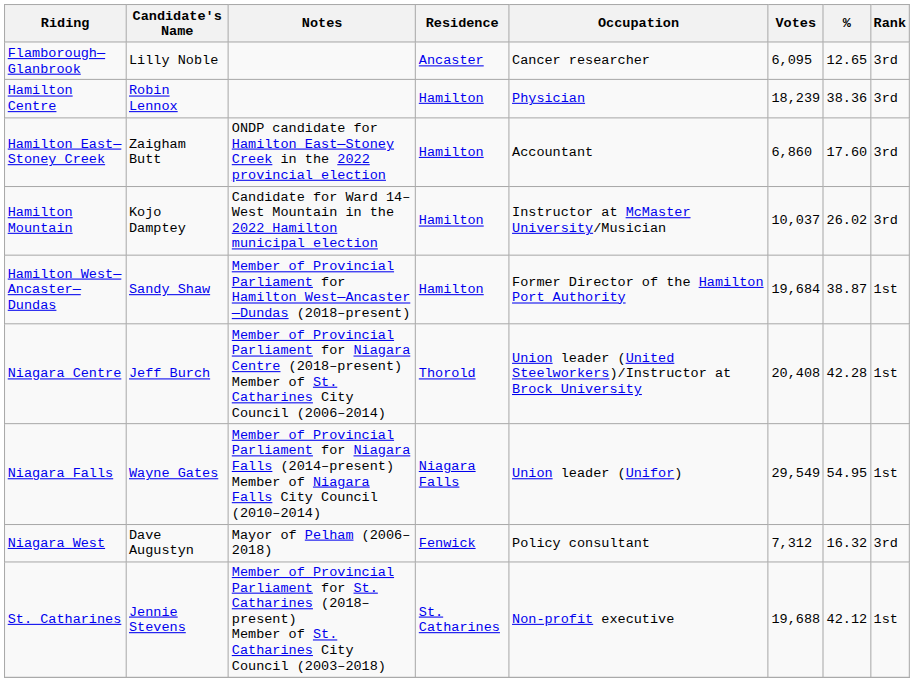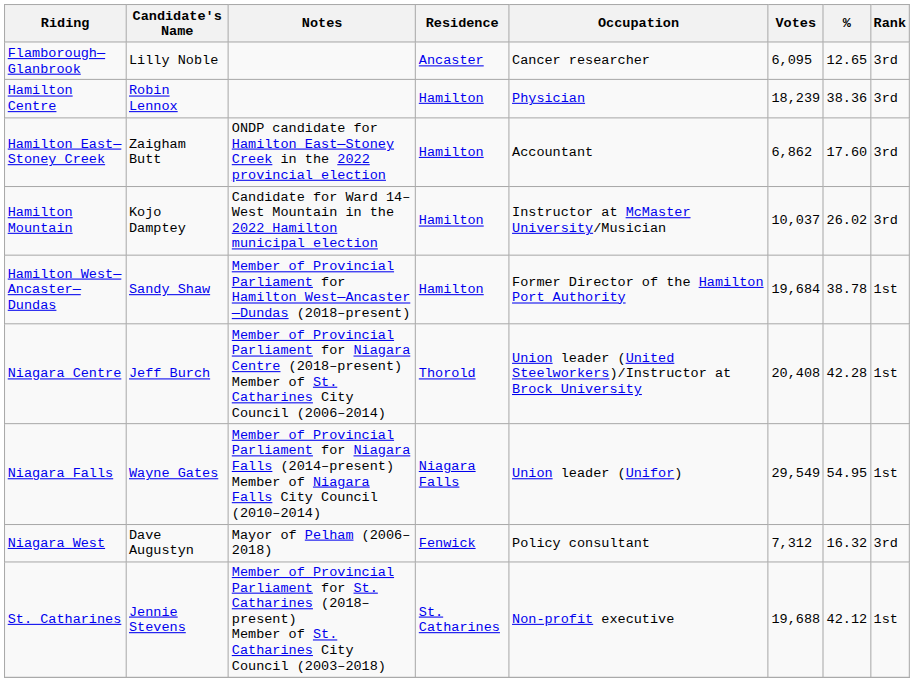(792, 152) 6,860 -> (792, 152) 6,862
(847, 290) 38.87 -> (847, 290) 38.78
